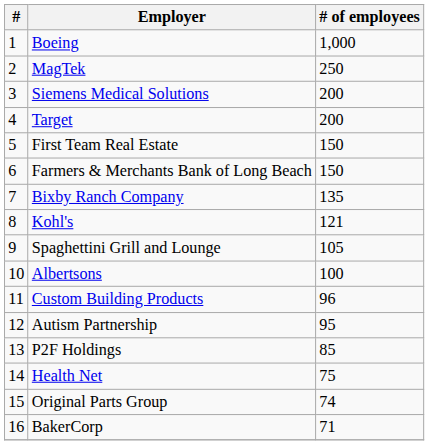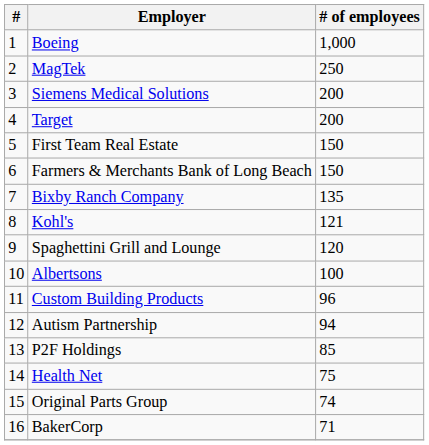(331, 247) 105 -> (331, 247) 120
(327, 324) 95 -> (327, 324) 94
